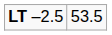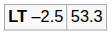(87, 17) 53.5 -> (87, 17) 53.3
